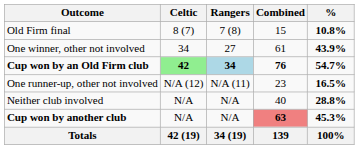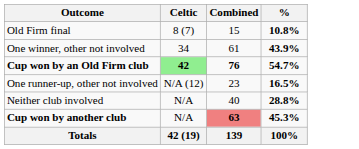- column: (230, 13)
